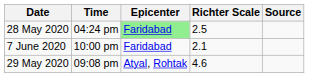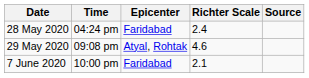(148, 30) lightgreen background -> (148, 30) no background
(200, 30) 2.5 -> (200, 30) 2.4
rows swapped: (38, 64) <-> (36, 47)
